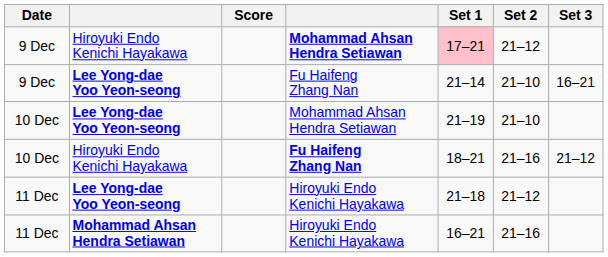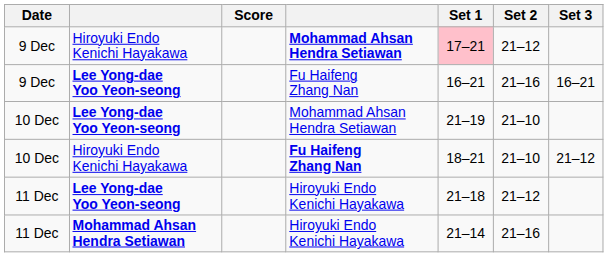(466, 83) 21–14 -> (466, 83) 16–21
(521, 83) 21–10 -> (521, 83) 21–16
(521, 158) 21–16 -> (521, 158) 21–10
(466, 234) 16–21 -> (466, 234) 21–14
